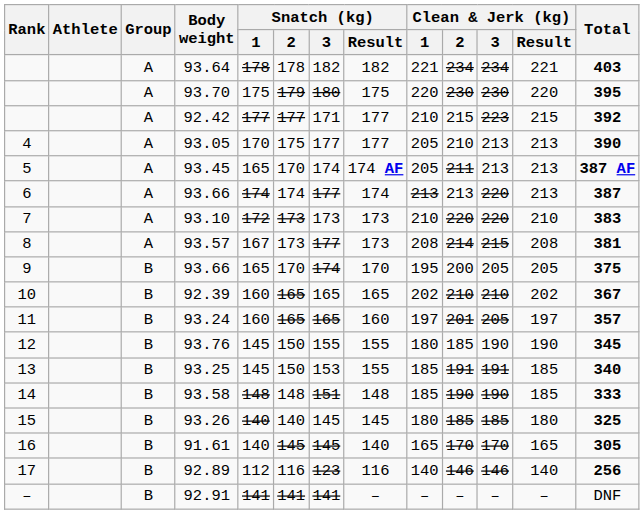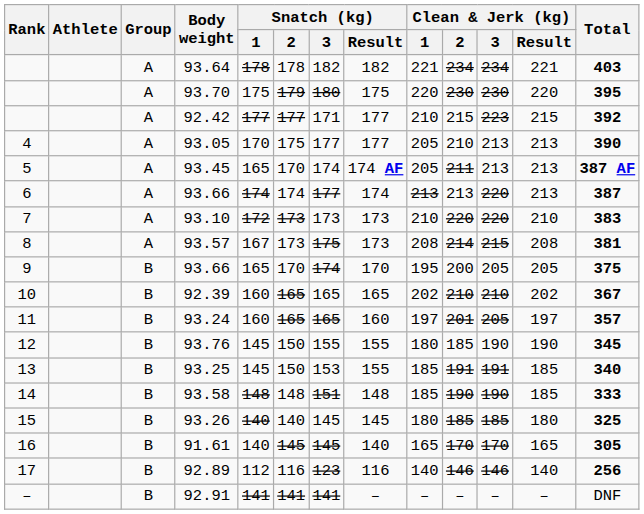(326, 244) 177 -> (326, 244) 175
